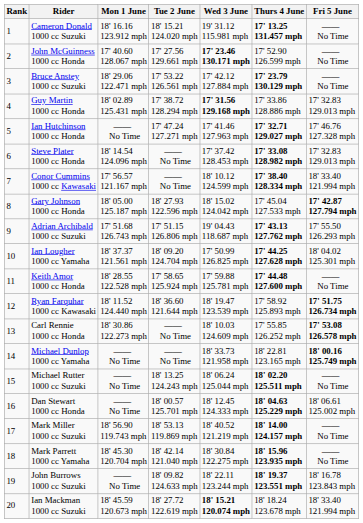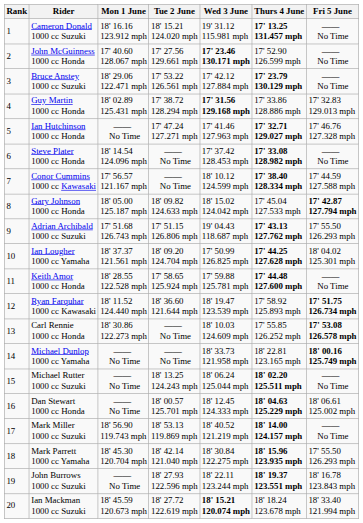(332, 156) 17' 32.83 129.013 mph -> (328, 156) —— No Time
(332, 181) 18' 33.40 121.994 mph -> (332, 181) 17' 44.59 127.588 mph
(174, 206) 18' 27.93 122.596 mph -> (174, 206) 18' 09.82 124.633 mph
(328, 455) —— No Time -> (332, 455) 17' 55.50 126.293 mph
(174, 480) 18' 09.82 124.633 mph -> (174, 480) 18' 27.93 122.596 mph
